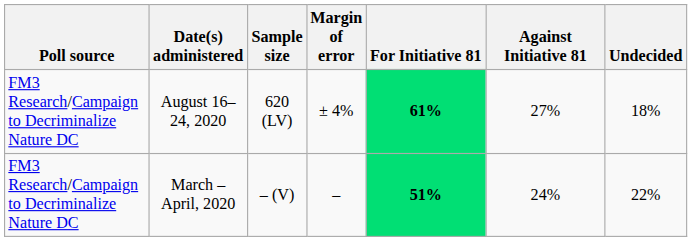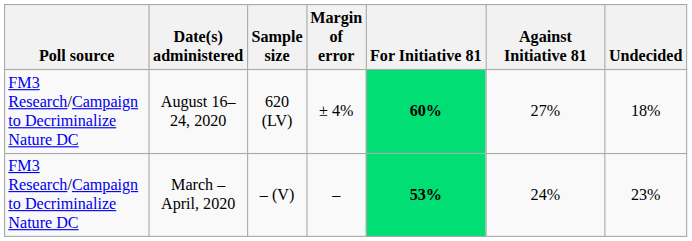(426, 111) 61% -> (426, 111) 60%
(426, 195) 51% -> (426, 195) 53%
(646, 195) 22% -> (646, 195) 23%
